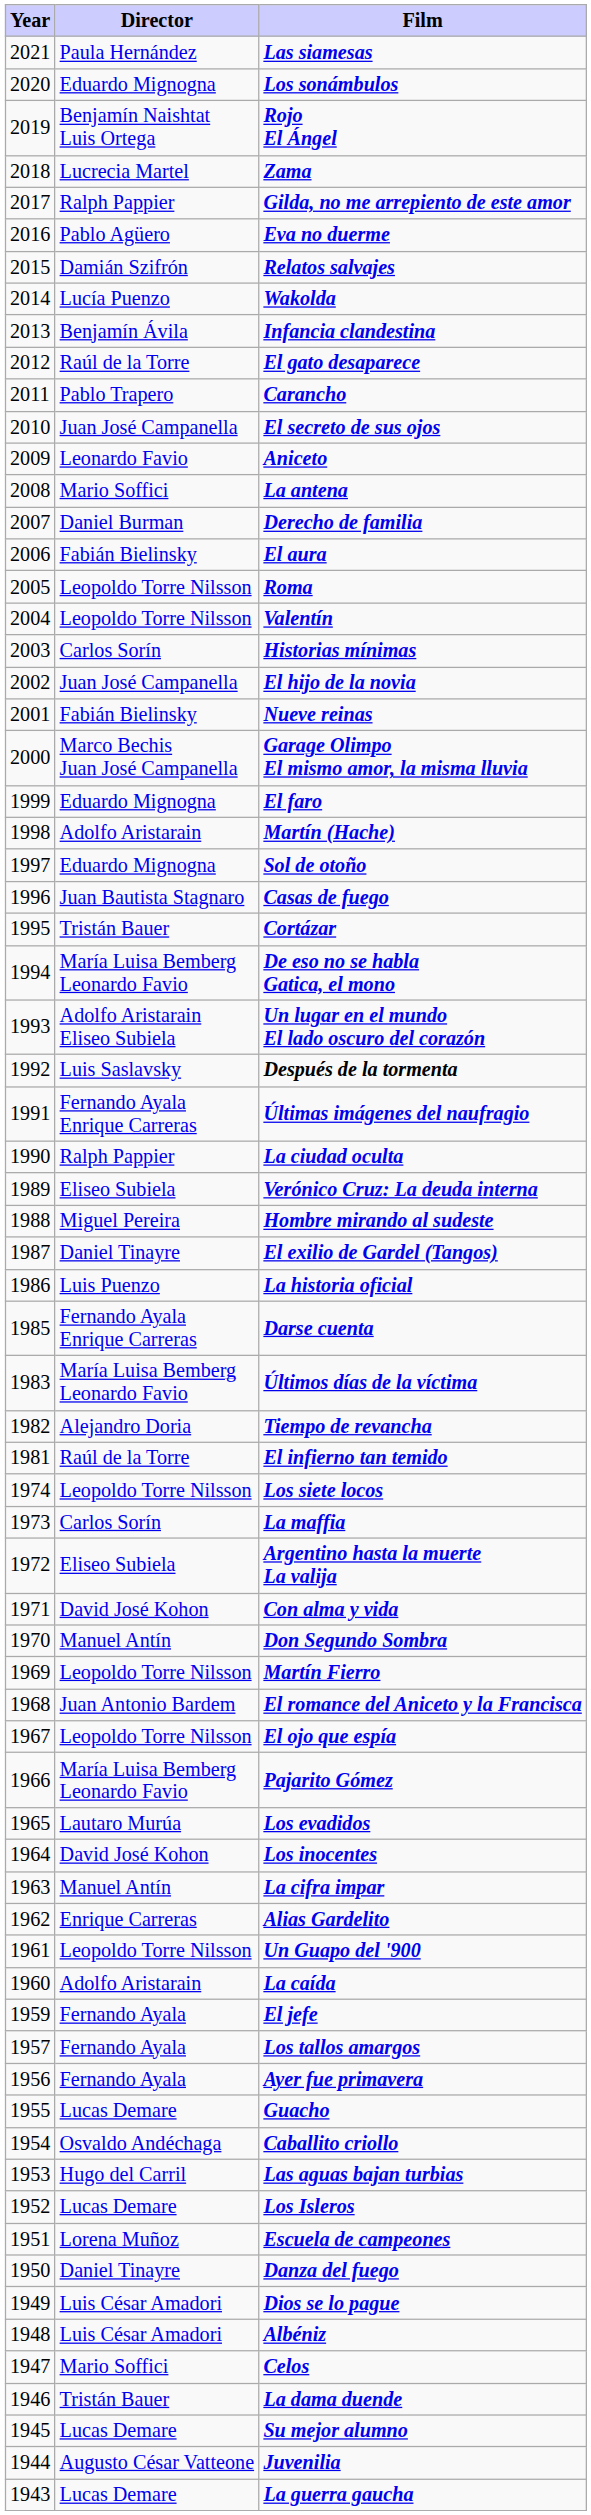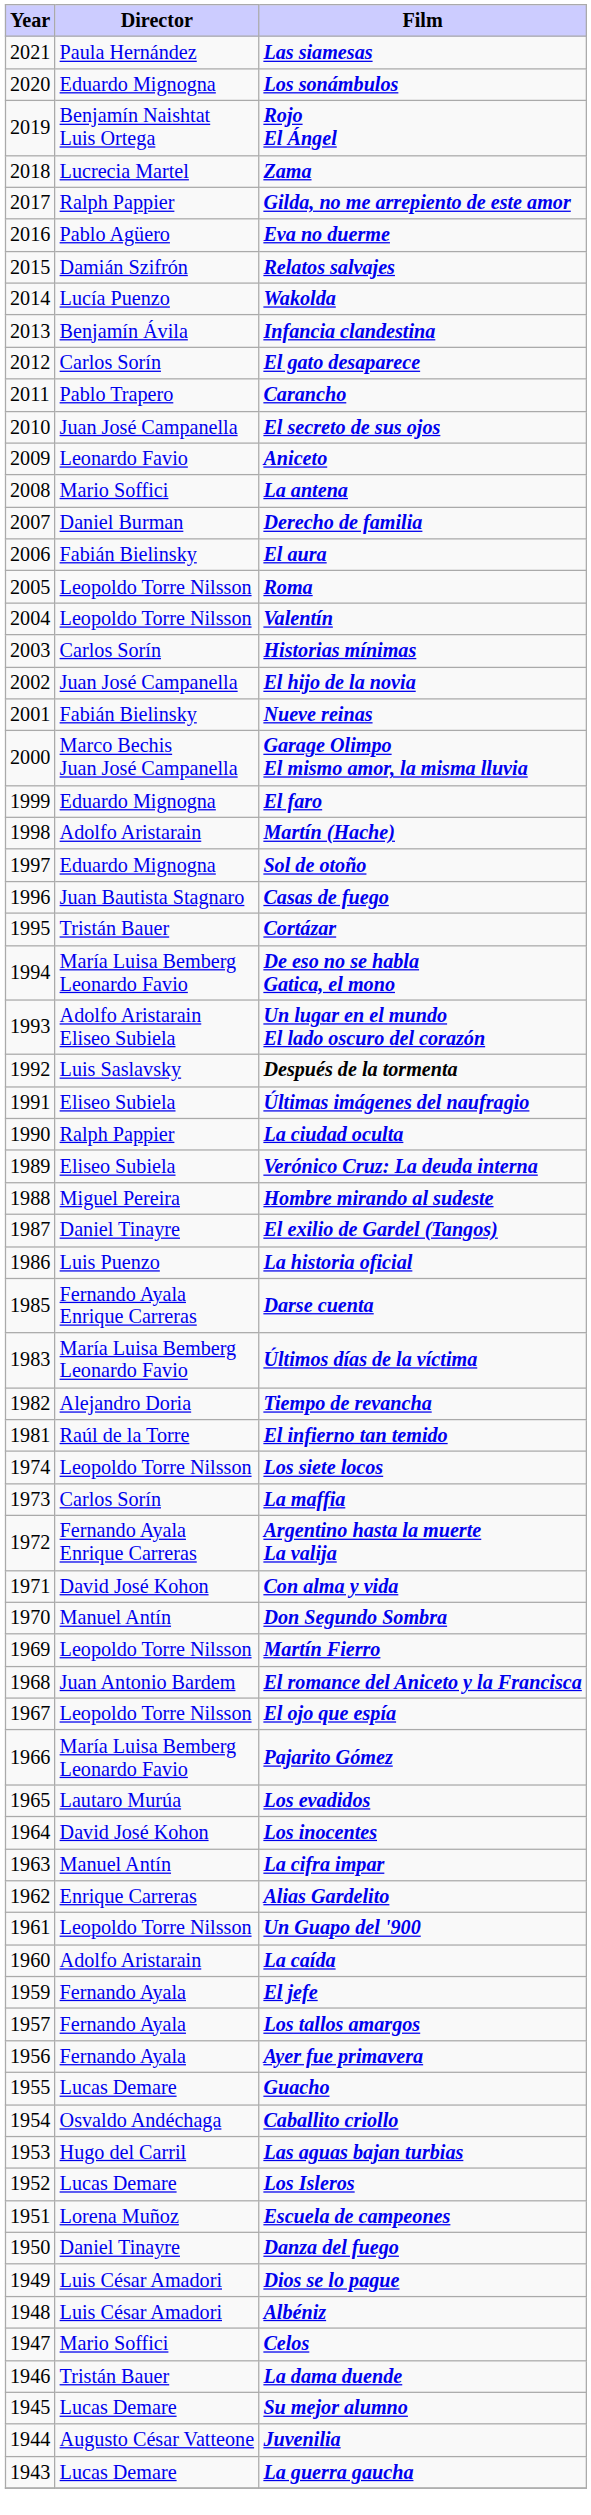(125, 362) Raúl de la Torre -> (110, 362) Carlos Sorín
(128, 1113) Fernando Ayala Enrique Carreras -> (118, 1102) Eliseo Subiela
(118, 1565) Eliseo Subiela -> (128, 1542) Fernando Ayala Enrique Carreras
